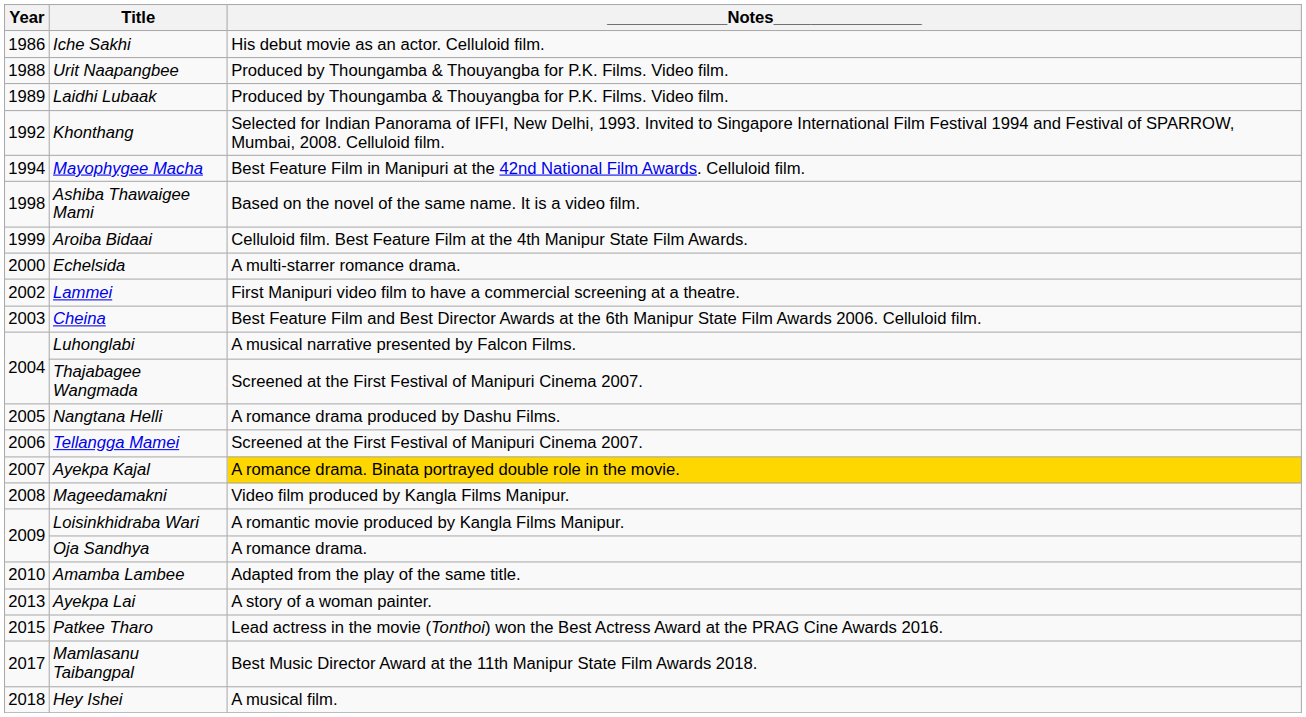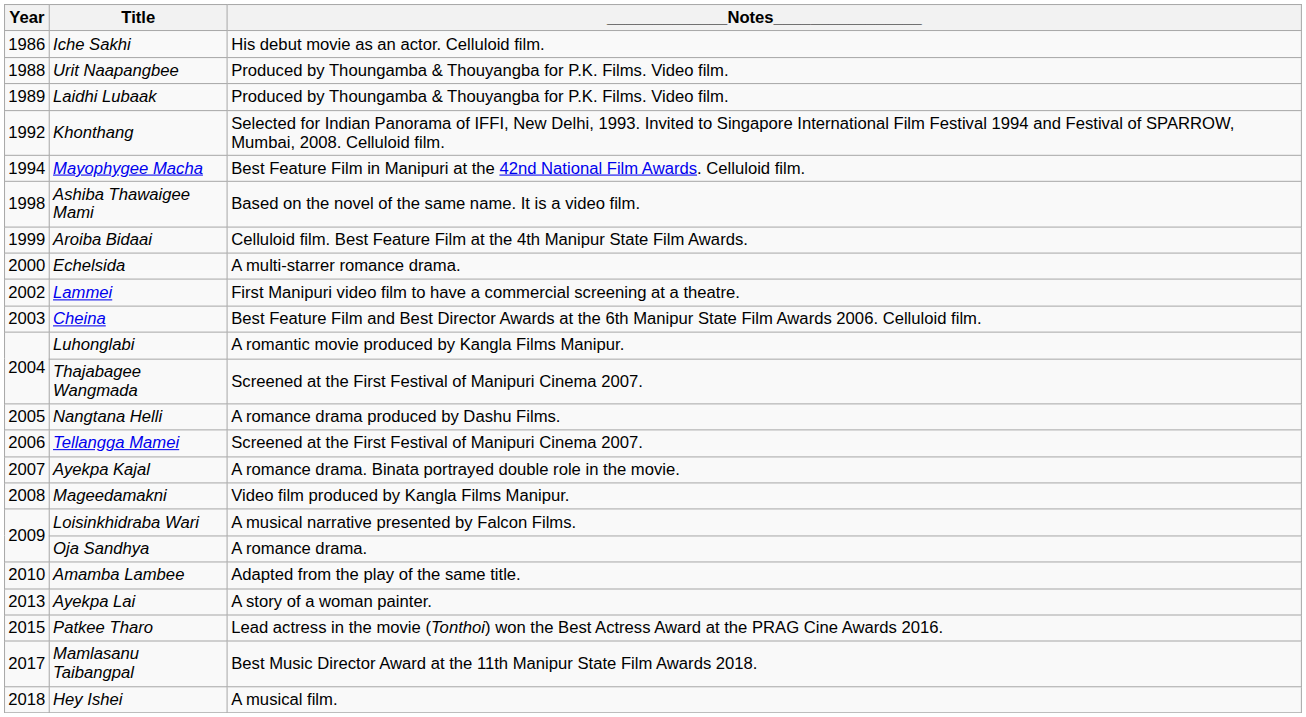(404, 345) A musical narrative presented by Falcon Films. -> (428, 345) A romantic movie produced by Kangla Films Manipur.
(456, 469) gold background -> (456, 469) no background
(428, 522) A romantic movie produced by Kangla Films Manipur. -> (404, 522) A musical narrative presented by Falcon Films.
